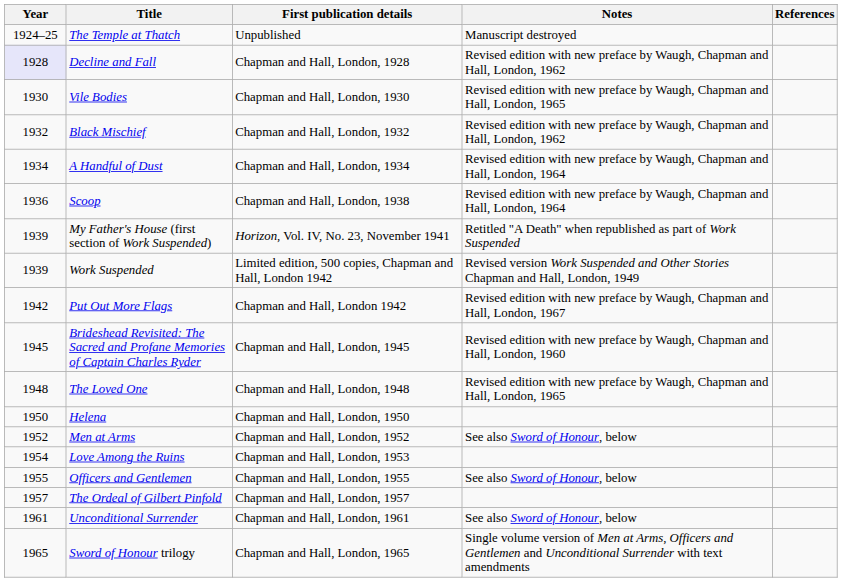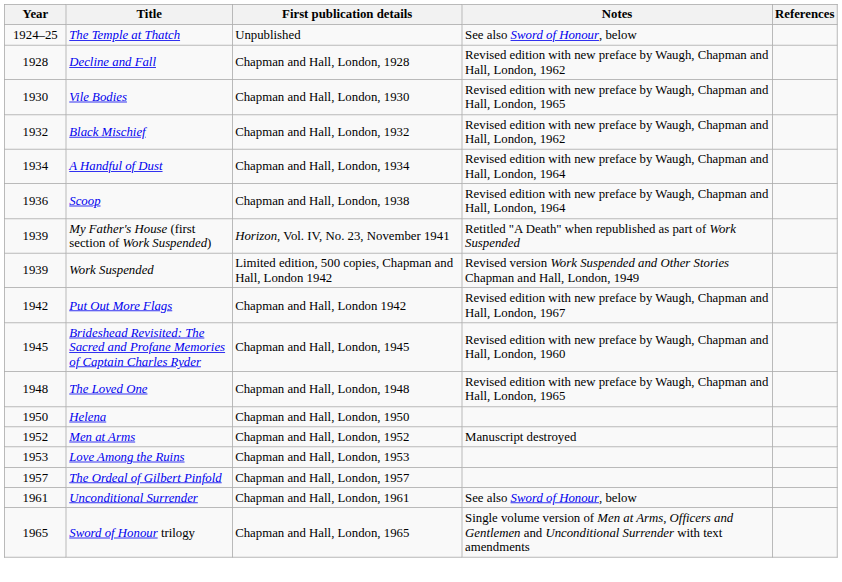(521, 34) Manuscript destroyed -> (551, 34) See also Sword of Honour, below
(35, 62) lavender background -> (35, 62) no background
(551, 436) See also Sword of Honour, below -> (521, 436) Manuscript destroyed
(35, 457) 1954 -> (35, 457) 1953
- row: (130, 477)
